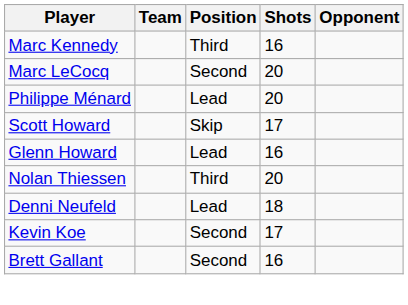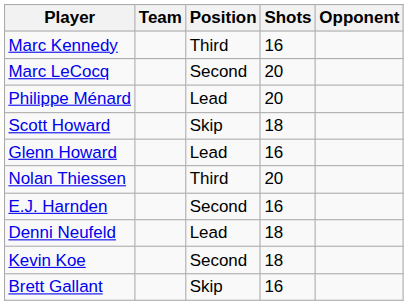(274, 125) 17 -> (274, 125) 18
+ row: (58, 206)
(274, 233) 17 -> (274, 260) 18
(218, 260) Second -> (206, 286) Skip
